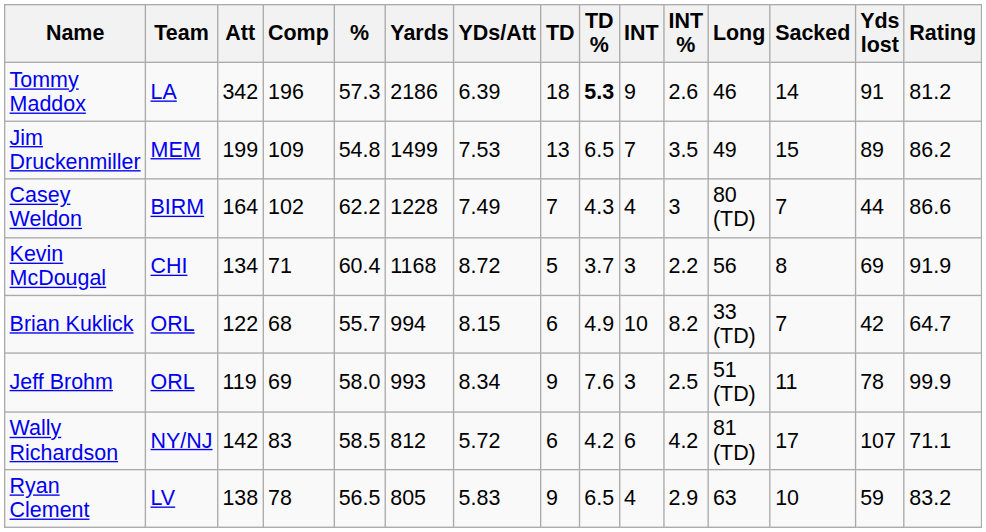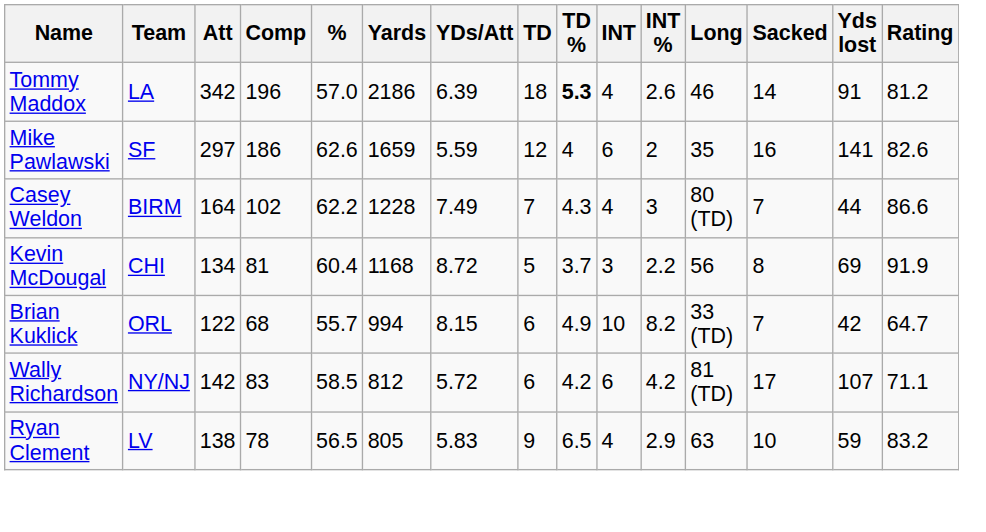(360, 91) 57.3 -> (337, 91) 57.0
(630, 91) 9 -> (607, 91) 4
+ row: (60, 149)
- row: (75, 149)
(280, 266) 71 -> (257, 266) 81
- row: (61, 382)
